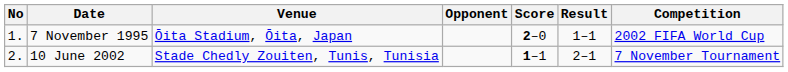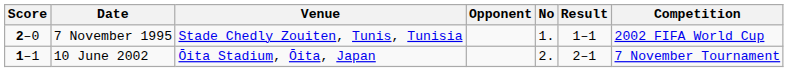columns swapped: (16, 15) <-> (535, 15)
(253, 36) Ōita Stadium, Ōita, Japan -> (321, 36) Stade Chedly Zouiten, Tunis, Tunisia
(297, 56) Stade Chedly Zouiten, Tunis, Tunisia -> (277, 56) Ōita Stadium, Ōita, Japan
